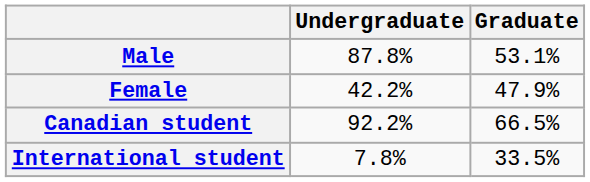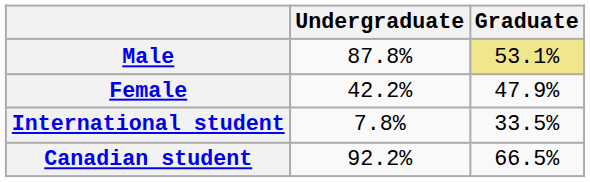(527, 57) no background -> (527, 57) khaki background
rows swapped: (148, 125) <-> (148, 159)
